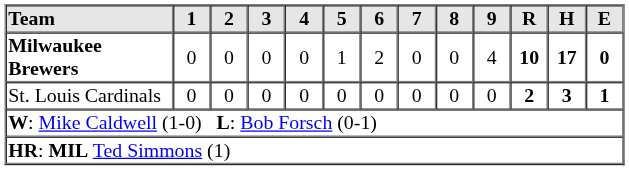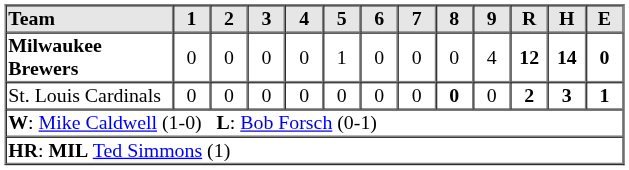(379, 57) 2 -> (379, 57) 0
(529, 57) 10 -> (529, 57) 12
(567, 57) 17 -> (567, 57) 14
(454, 95) normal -> (454, 95) bold
